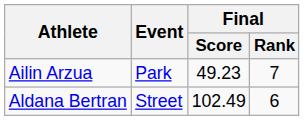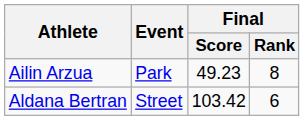(274, 73) 7 -> (274, 73) 8
(219, 101) 102.49 -> (219, 101) 103.42
